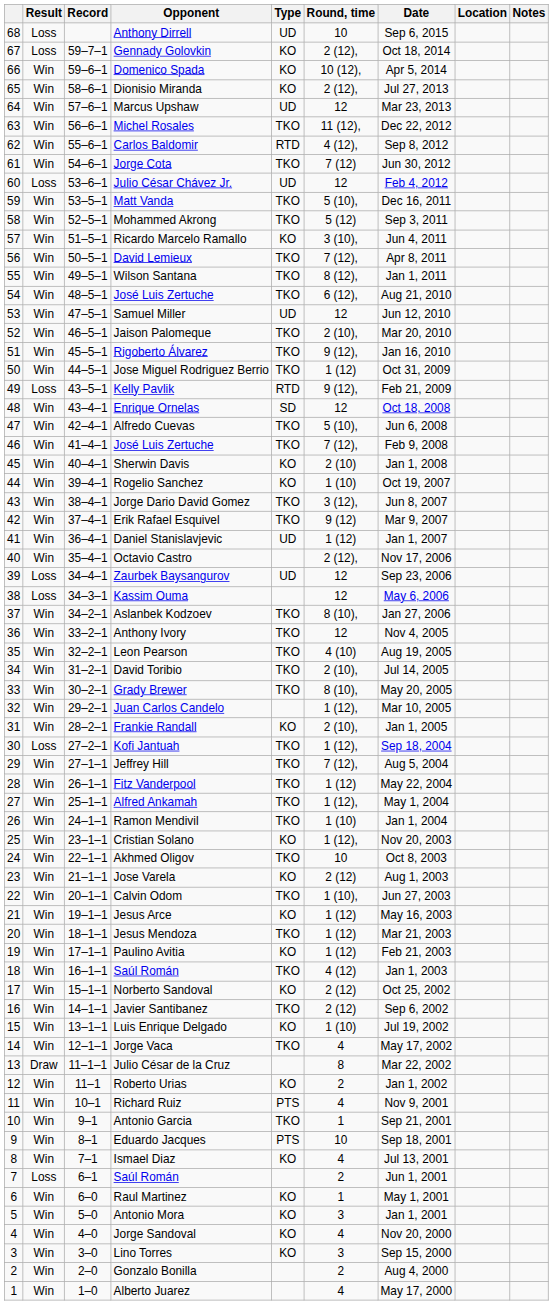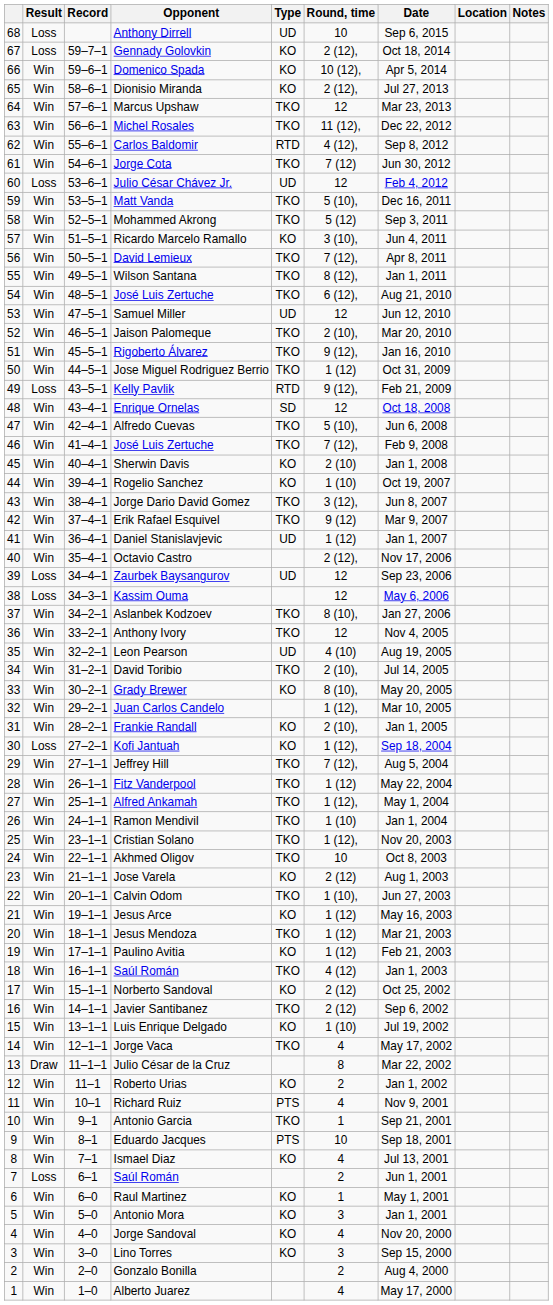(288, 107) UD -> (288, 107) TKO
(288, 652) TKO -> (288, 652) UD
(288, 689) TKO -> (288, 689) KO
(288, 746) TKO -> (288, 746) KO
(288, 840) KO -> (288, 840) TKO
